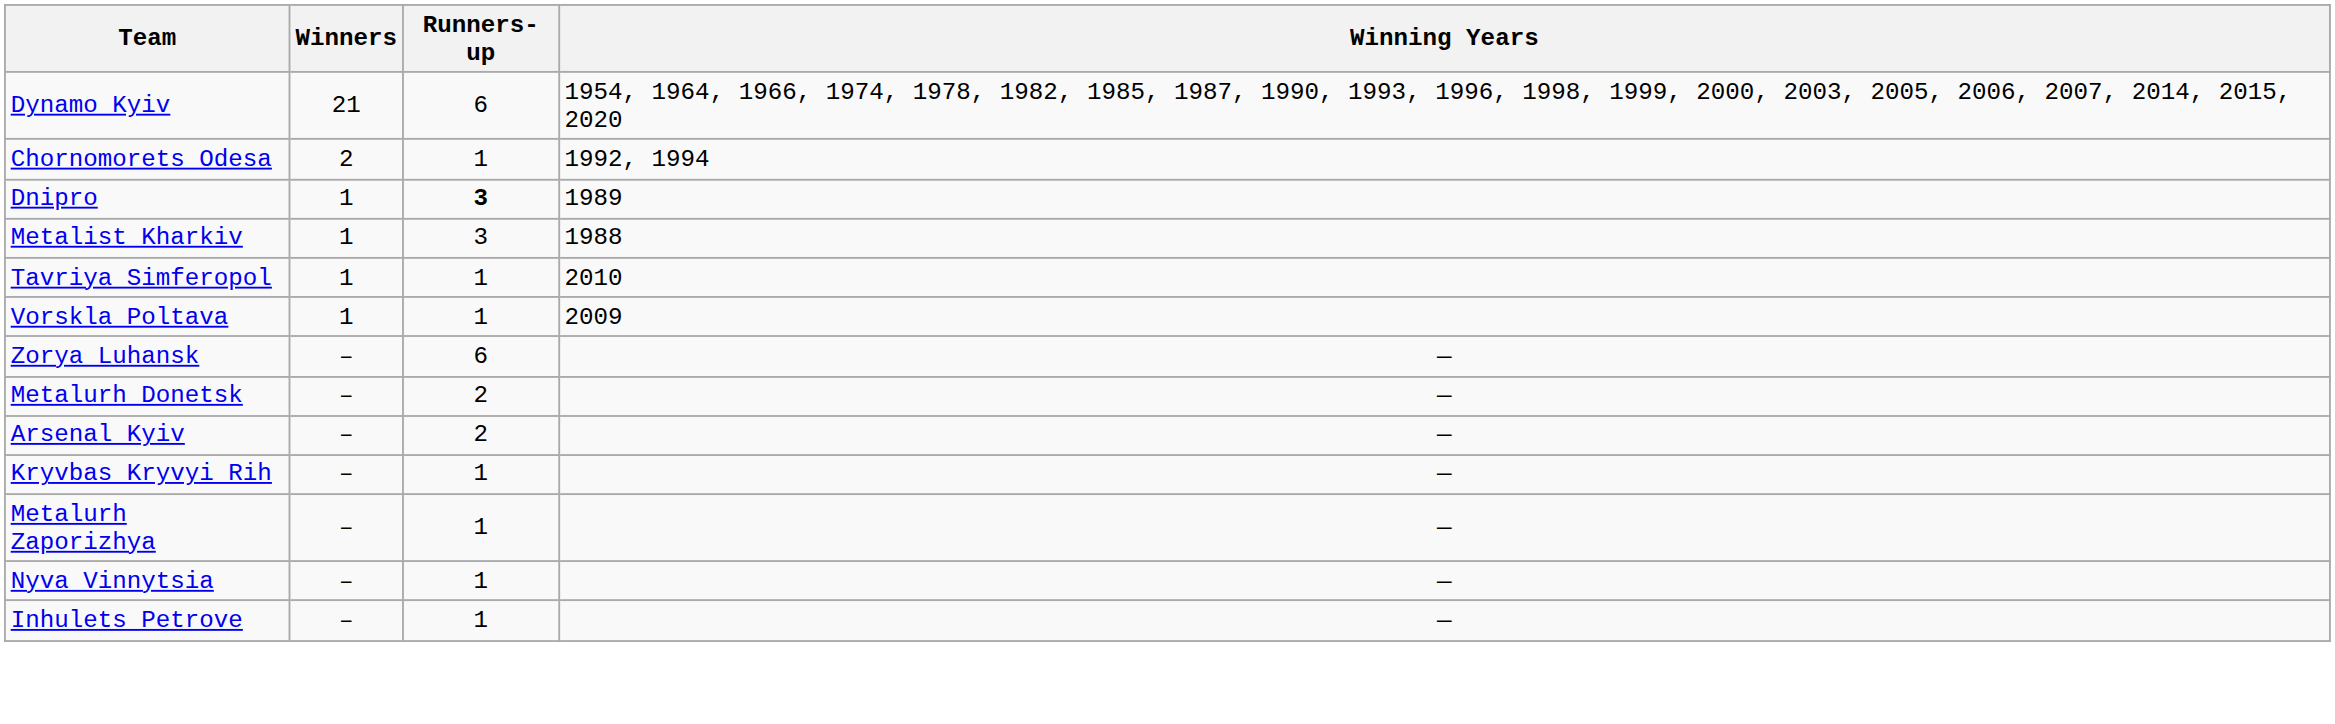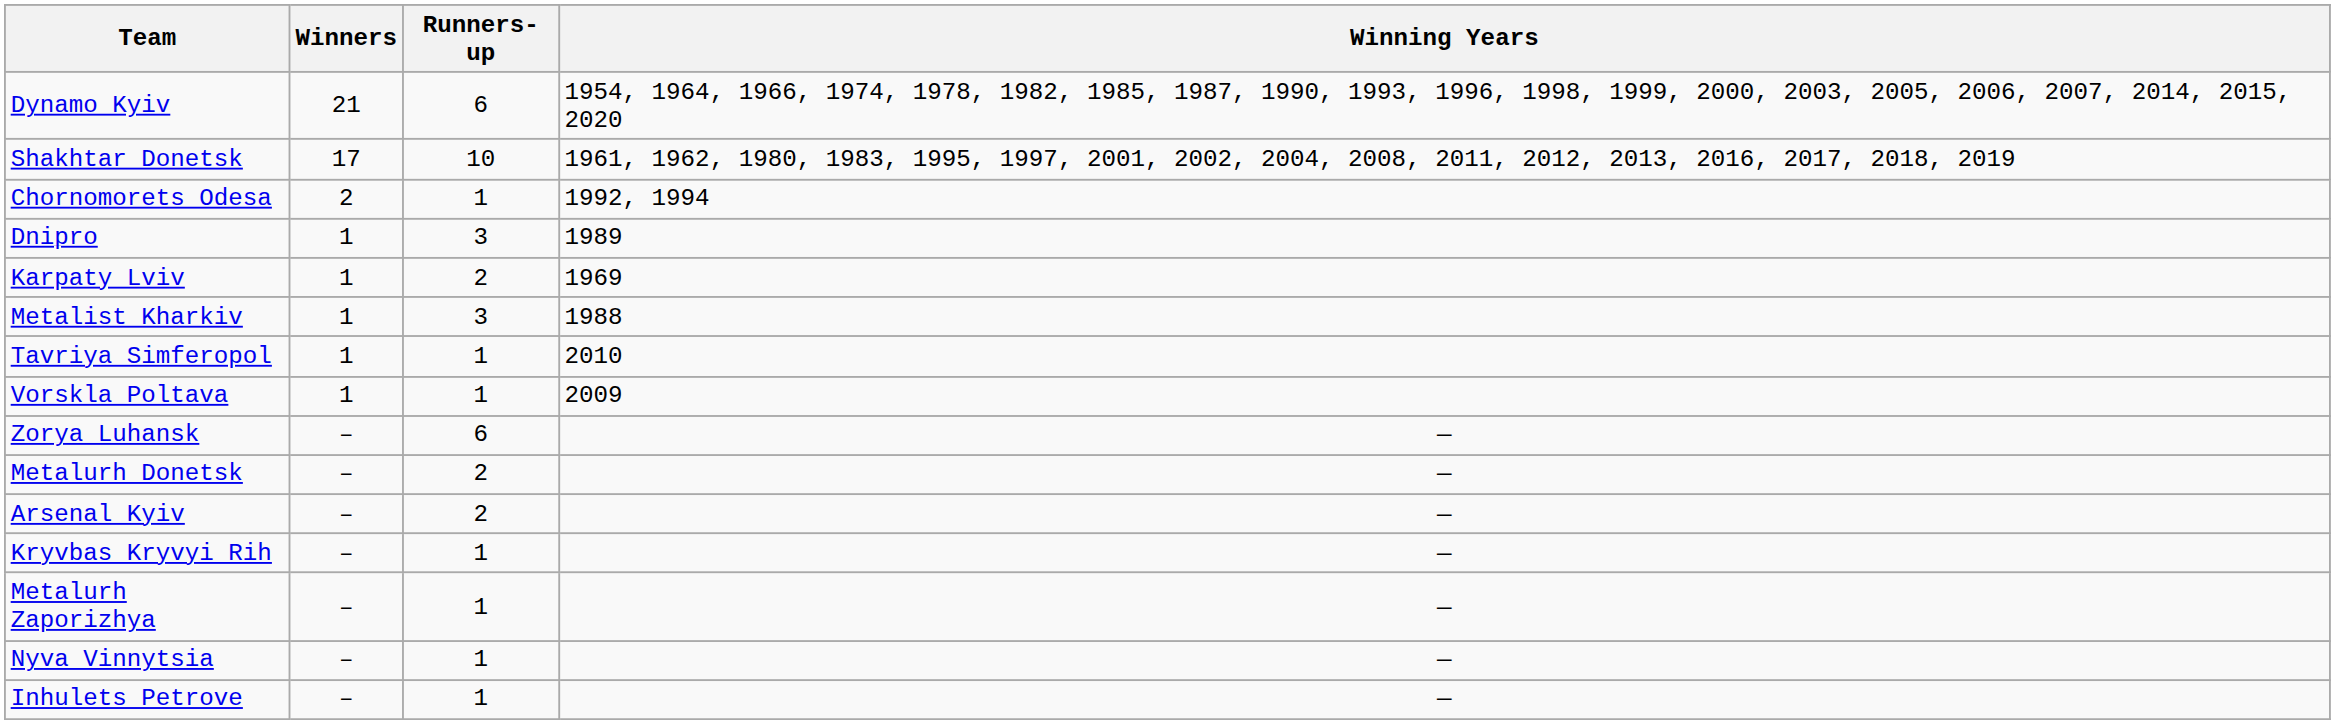+ row: (127, 159)
(481, 199) bold -> (481, 238) normal
+ row: (98, 277)
